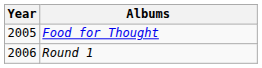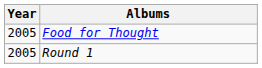(22, 54) 2006 -> (22, 54) 2005
